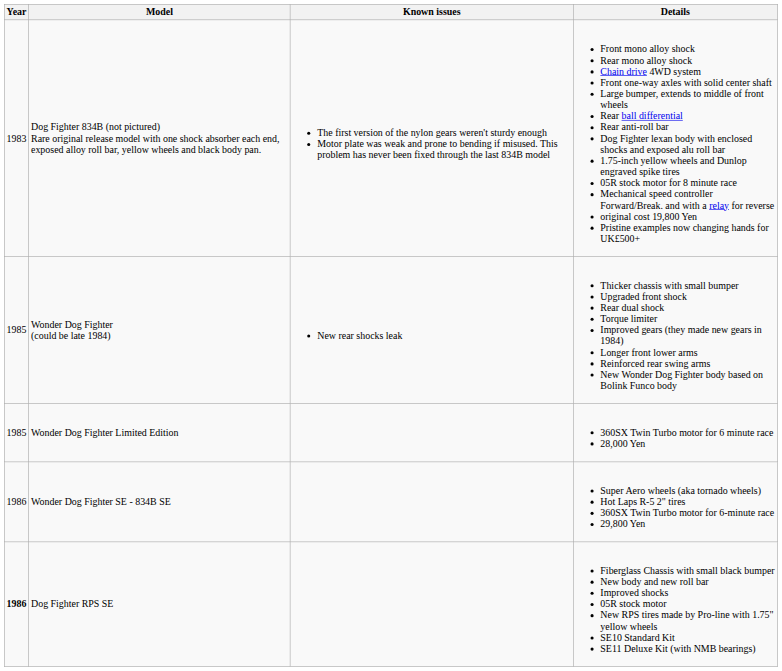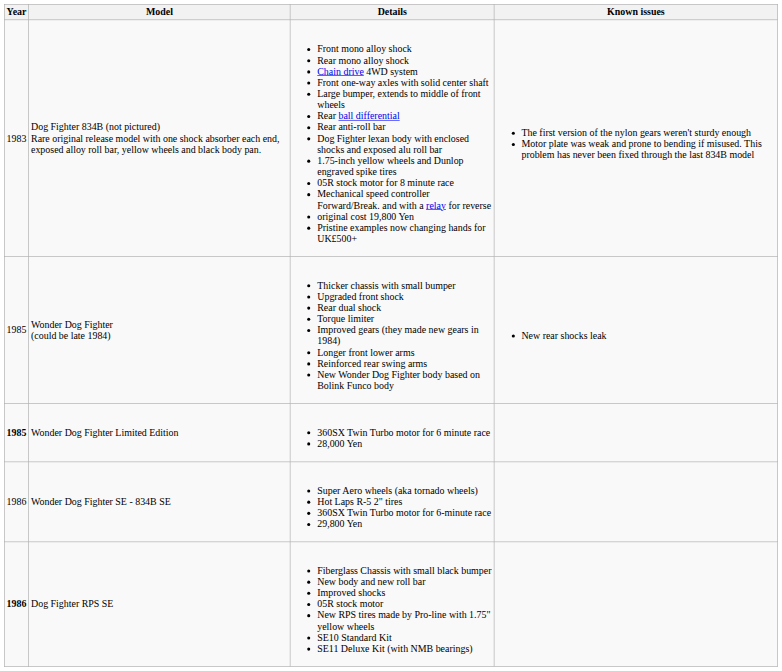columns swapped: (675, 12) <-> (432, 12)
(17, 432) normal -> (17, 432) bold
